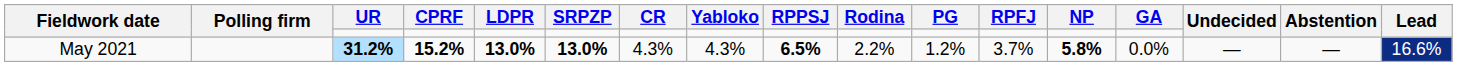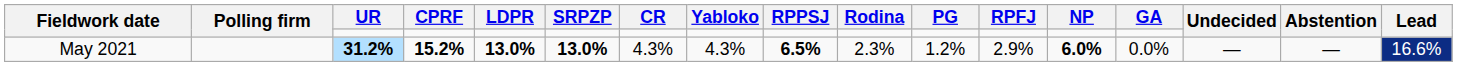(874, 49) 2.2% -> (874, 49) 2.3%
(1013, 49) 3.7% -> (1013, 49) 2.9%
(1082, 49) 5.8% -> (1082, 49) 6.0%
